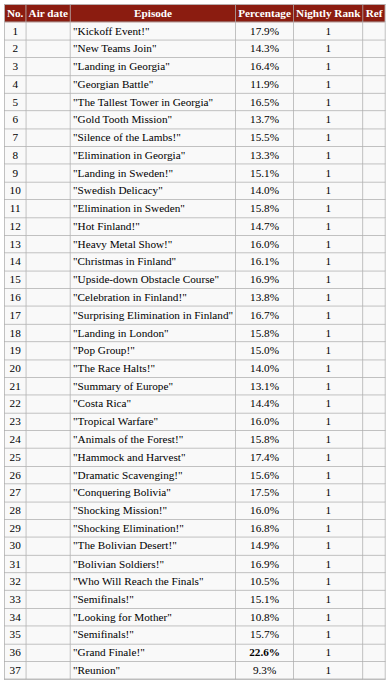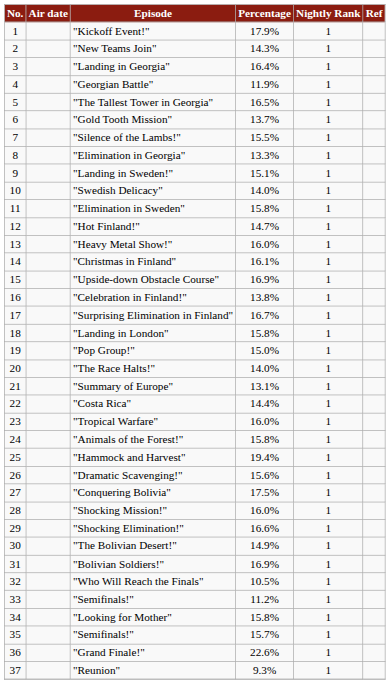(265, 457) 17.4% -> (265, 457) 19.4%
(265, 528) 16.8% -> (265, 528) 16.6%
(265, 599) 15.1% -> (265, 599) 11.2%
(265, 617) 10.8% -> (265, 617) 15.8%
(265, 652) bold -> (265, 652) normal
